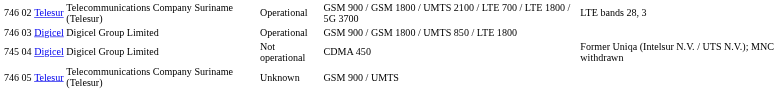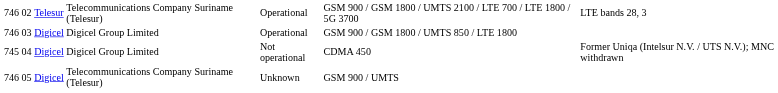(49, 77) Telesur -> (49, 77) Digicel
